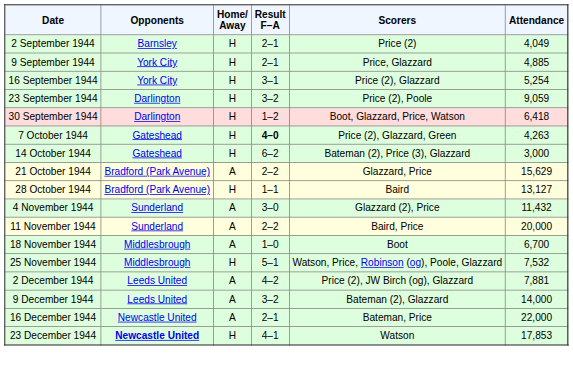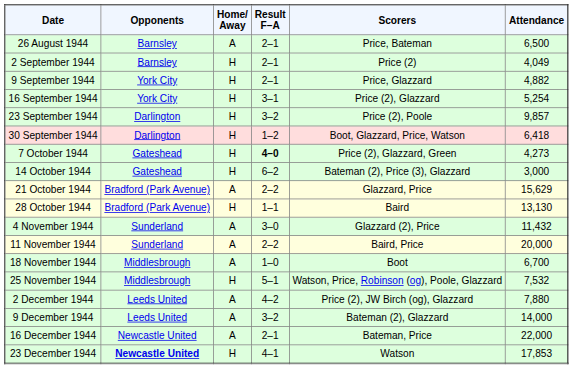+ row: (53, 44)
(537, 62) 4,885 -> (537, 80) 4,882
(537, 99) 9,059 -> (537, 117) 9,857
(537, 135) 4,263 -> (537, 153) 4,273
(537, 190) 13,127 -> (537, 208) 13,130
(537, 281) 7,881 -> (537, 299) 7,880
